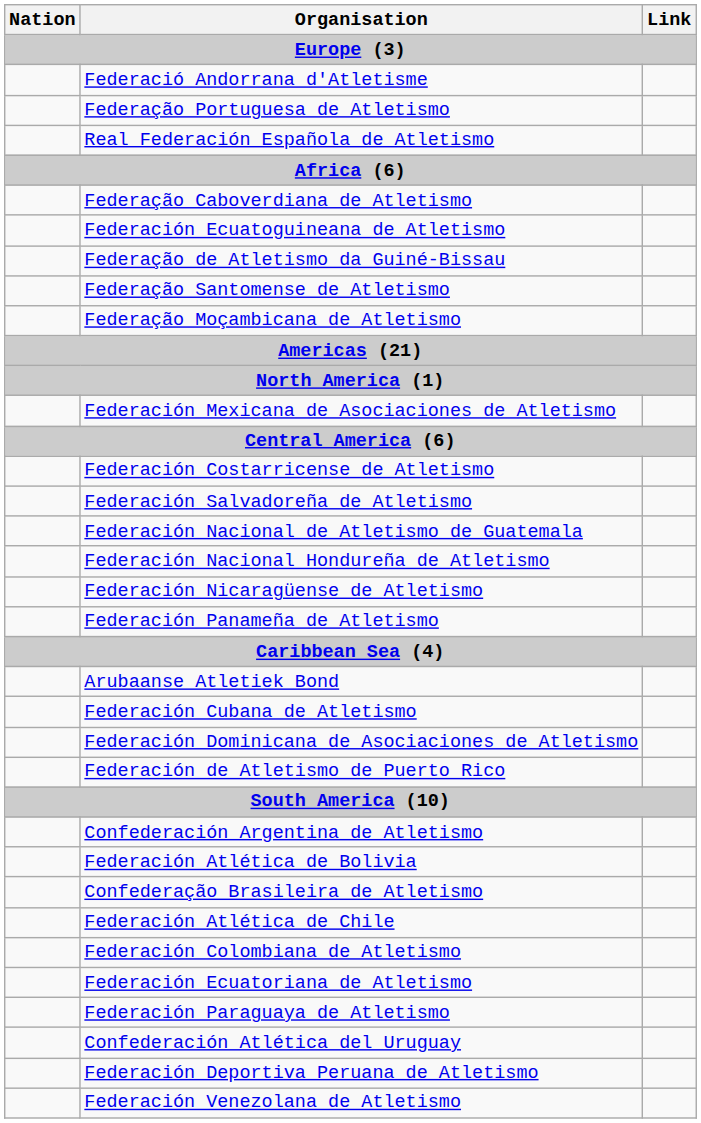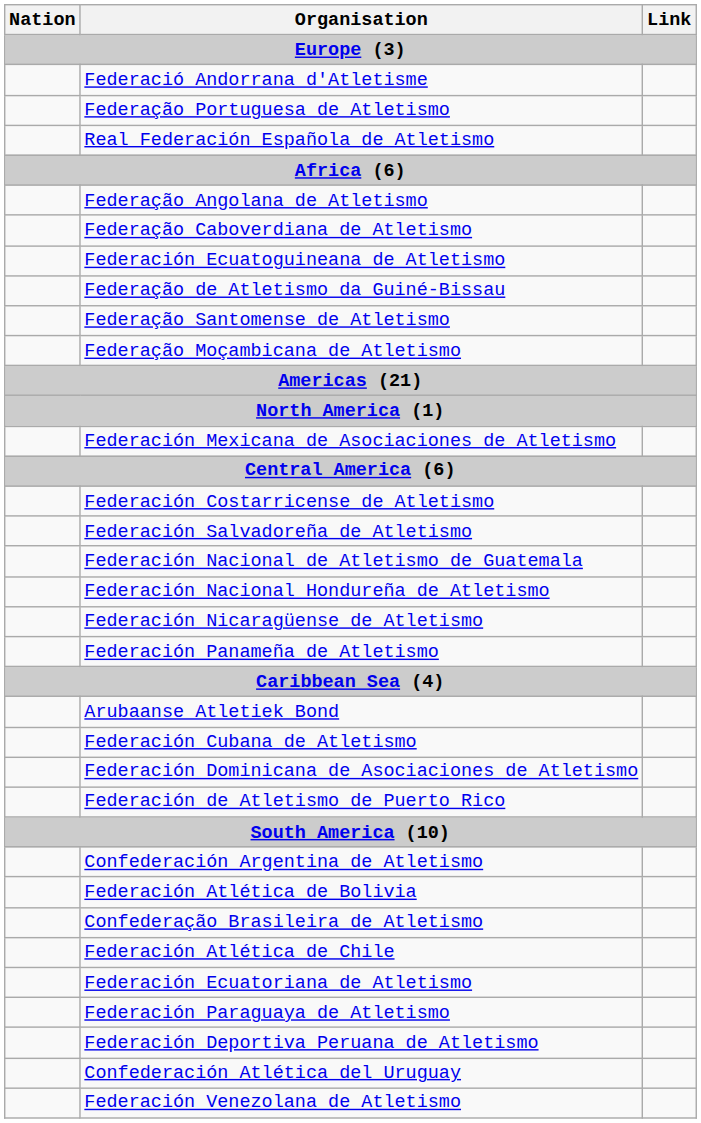+ row: (256, 200)
- row: (273, 952)
rows swapped: (311, 1073) <-> (273, 1043)
